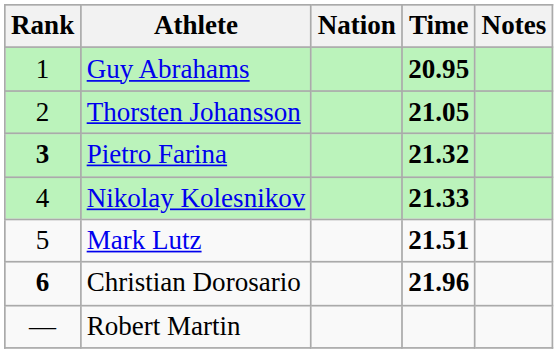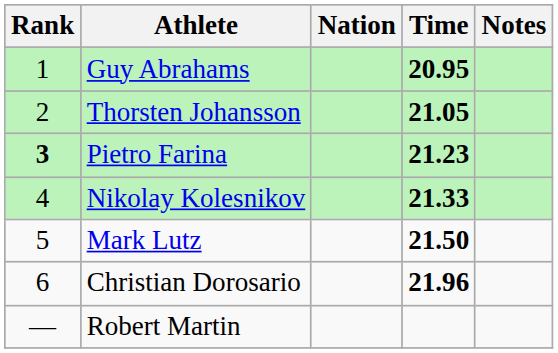(439, 154) 21.32 -> (439, 154) 21.23
(439, 240) 21.51 -> (439, 240) 21.50
(43, 283) bold -> (43, 283) normal
